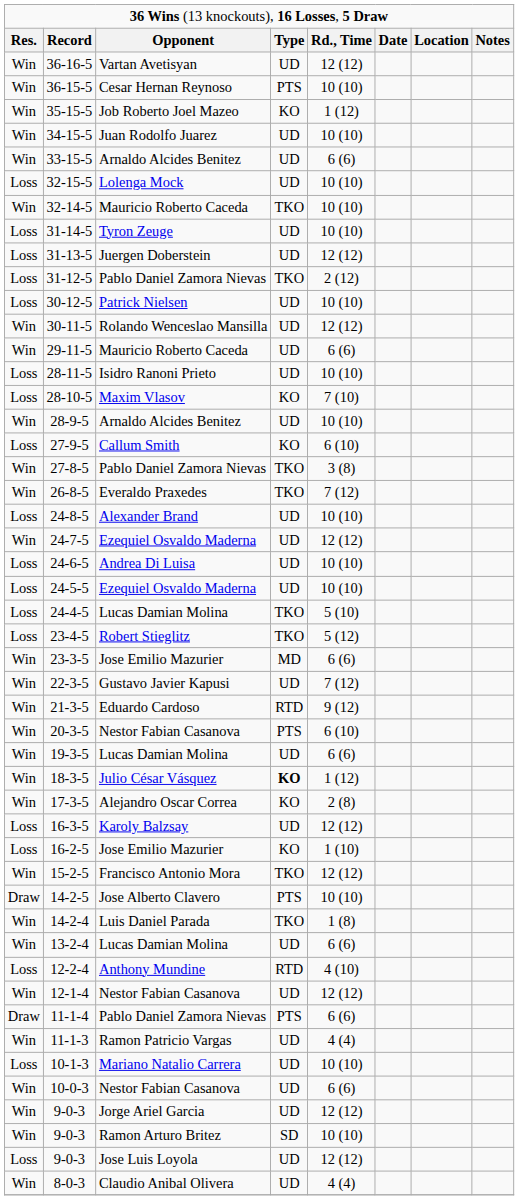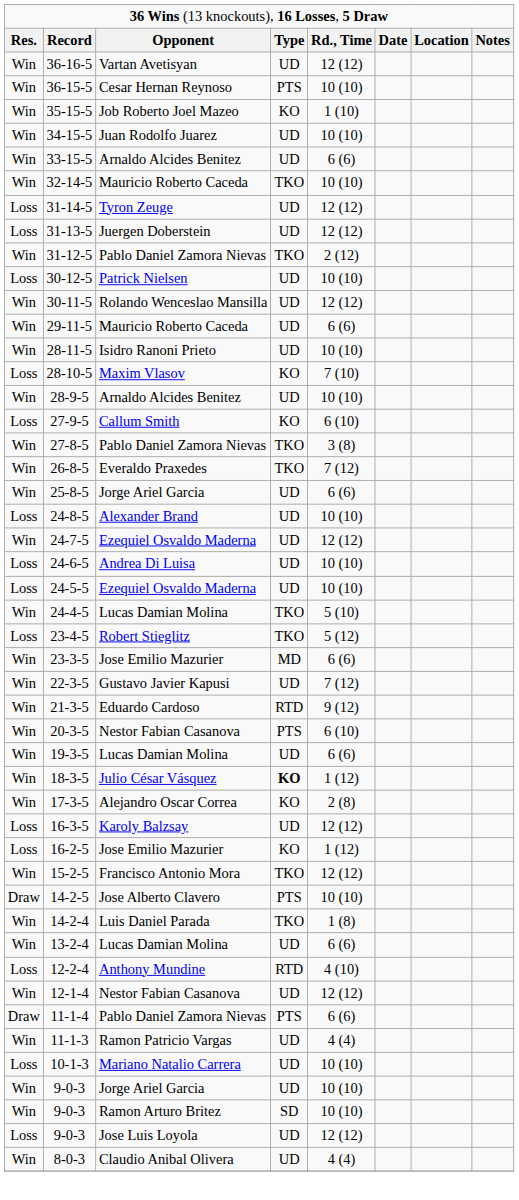(341, 111) 1 (12) -> (341, 111) 1 (10)
- row: (69, 183)
(341, 230) 10 (10) -> (341, 207) 12 (12)
(24, 278) Loss -> (24, 254) Win
(24, 373) Loss -> (24, 349) Win
+ row: (69, 492)
(24, 611) Loss -> (24, 611) Win
(341, 849) 1 (10) -> (341, 849) 1 (12)
- row: (69, 1088)
(341, 1111) 12 (12) -> (341, 1088) 10 (10)
